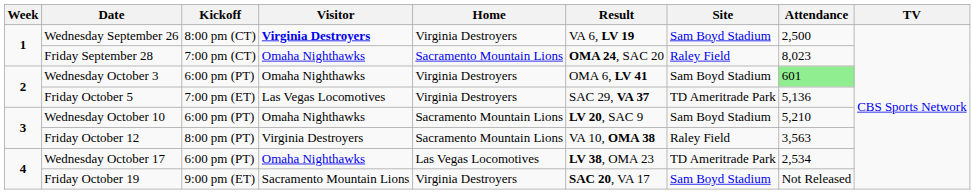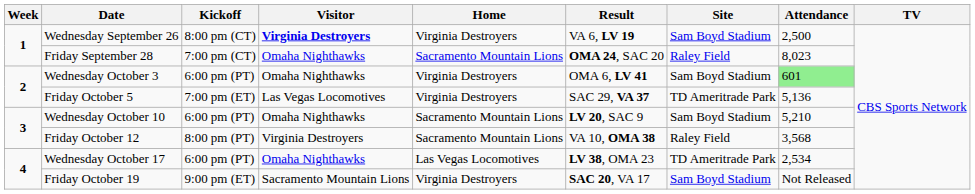(796, 138) 3,563 -> (796, 138) 3,568
